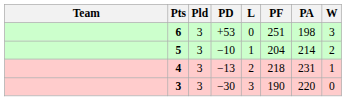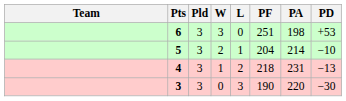columns swapped: (332, 13) <-> (226, 13)
